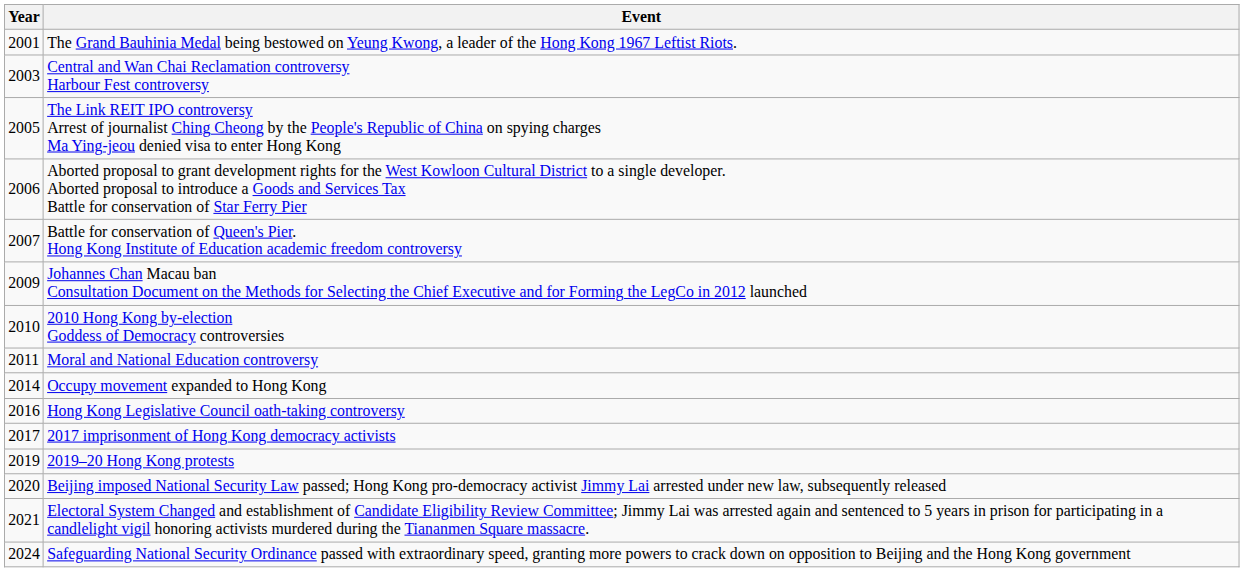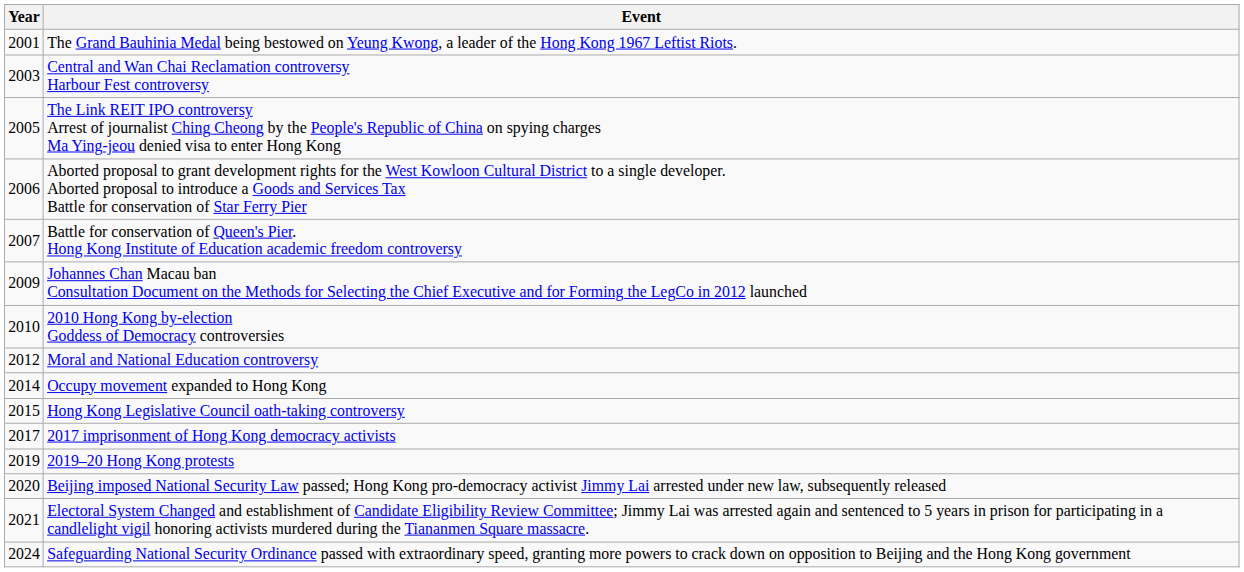(24, 360) 2011 -> (24, 360) 2012
(24, 410) 2016 -> (24, 410) 2015
